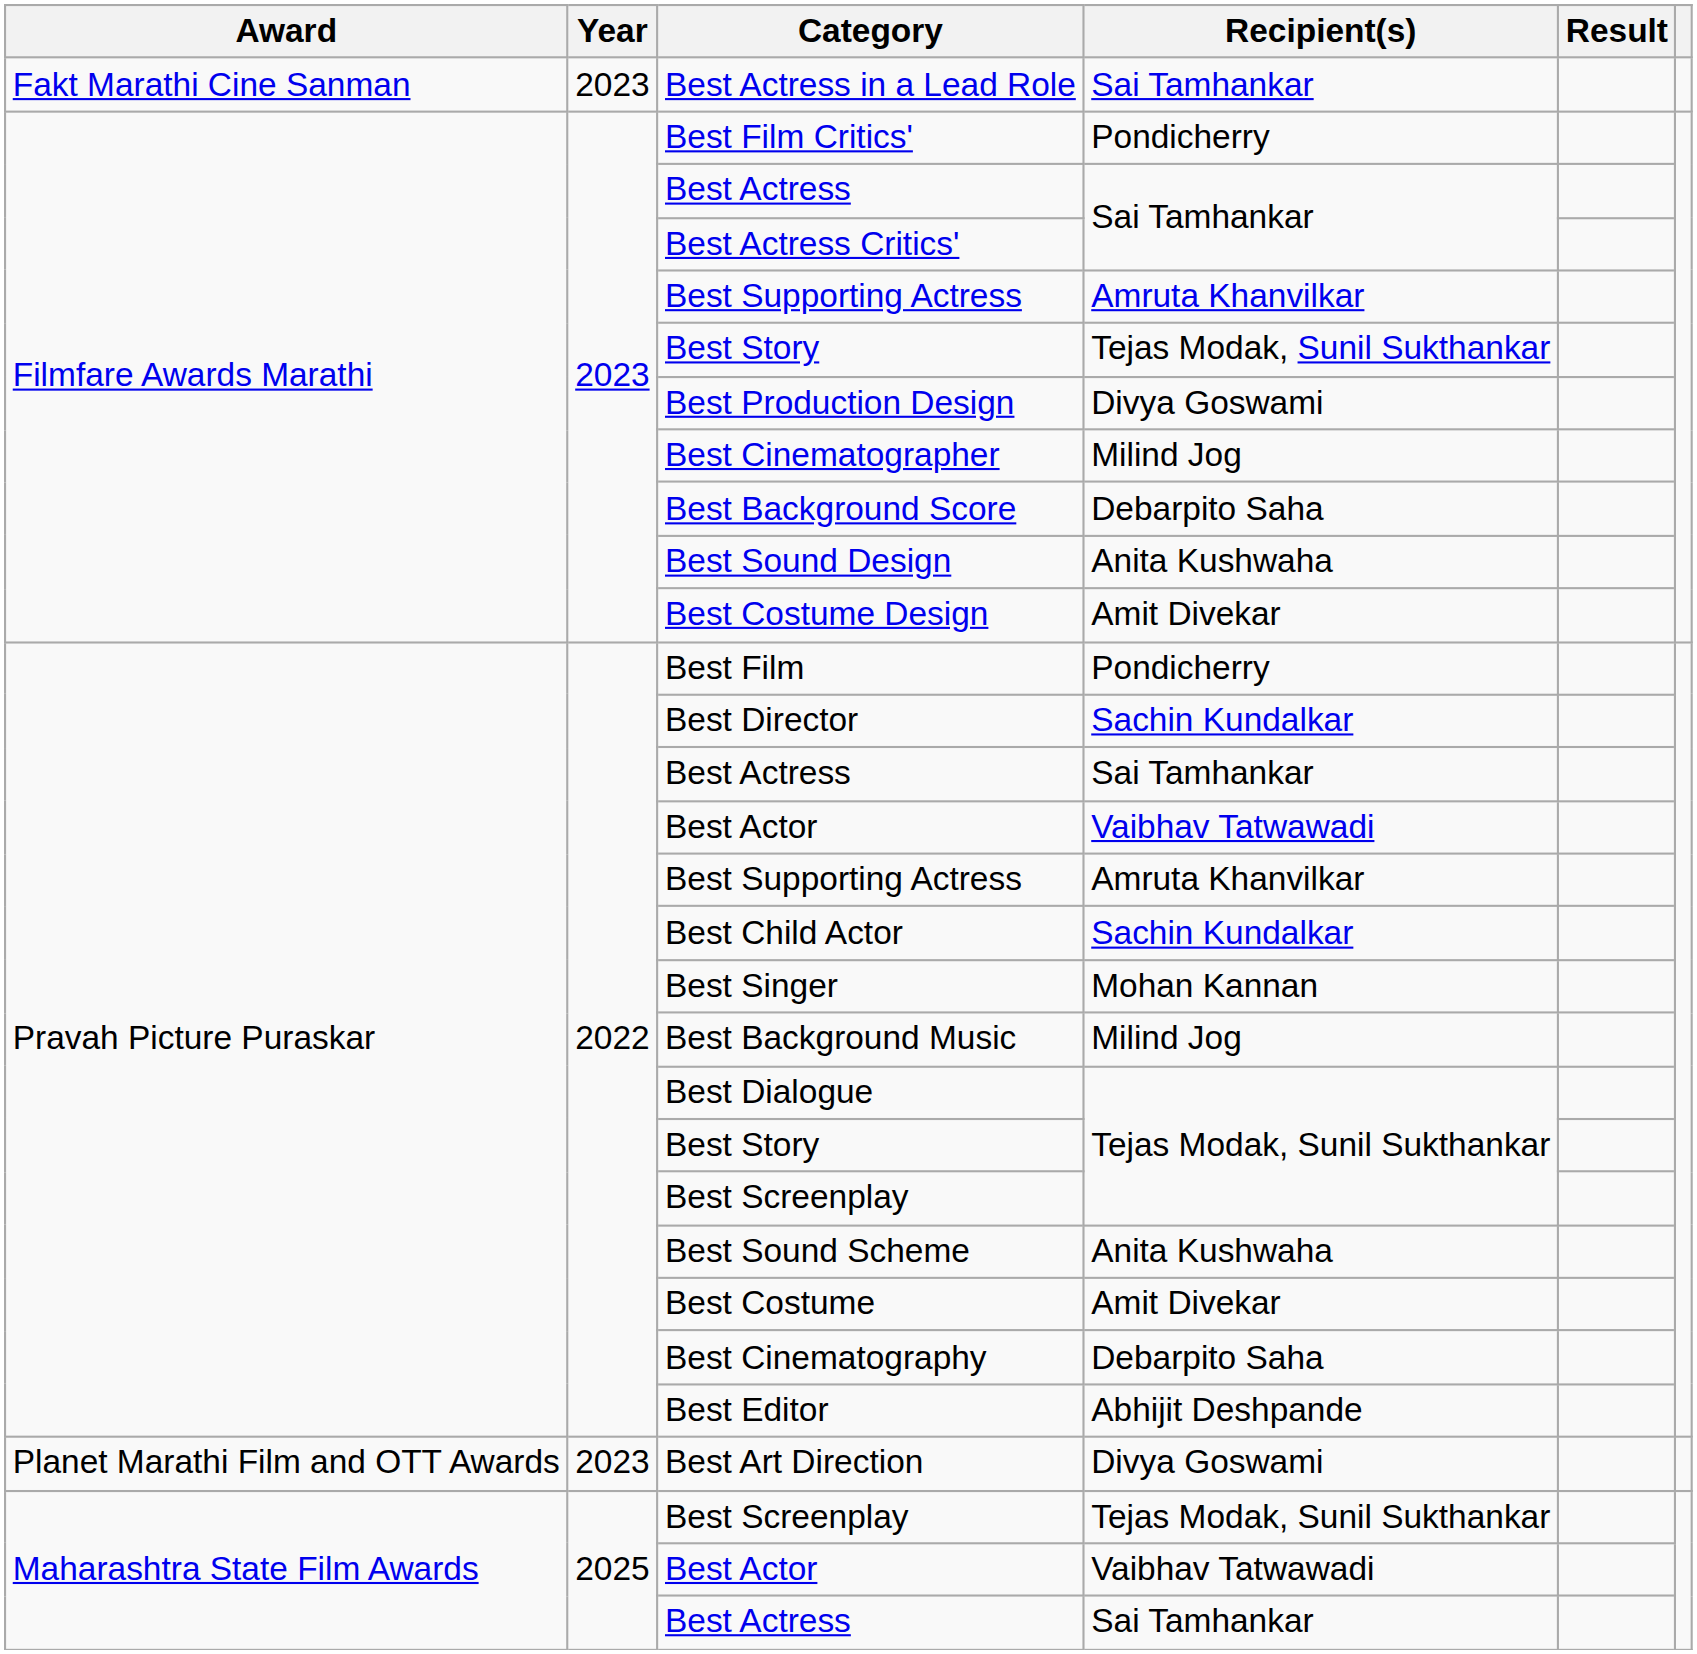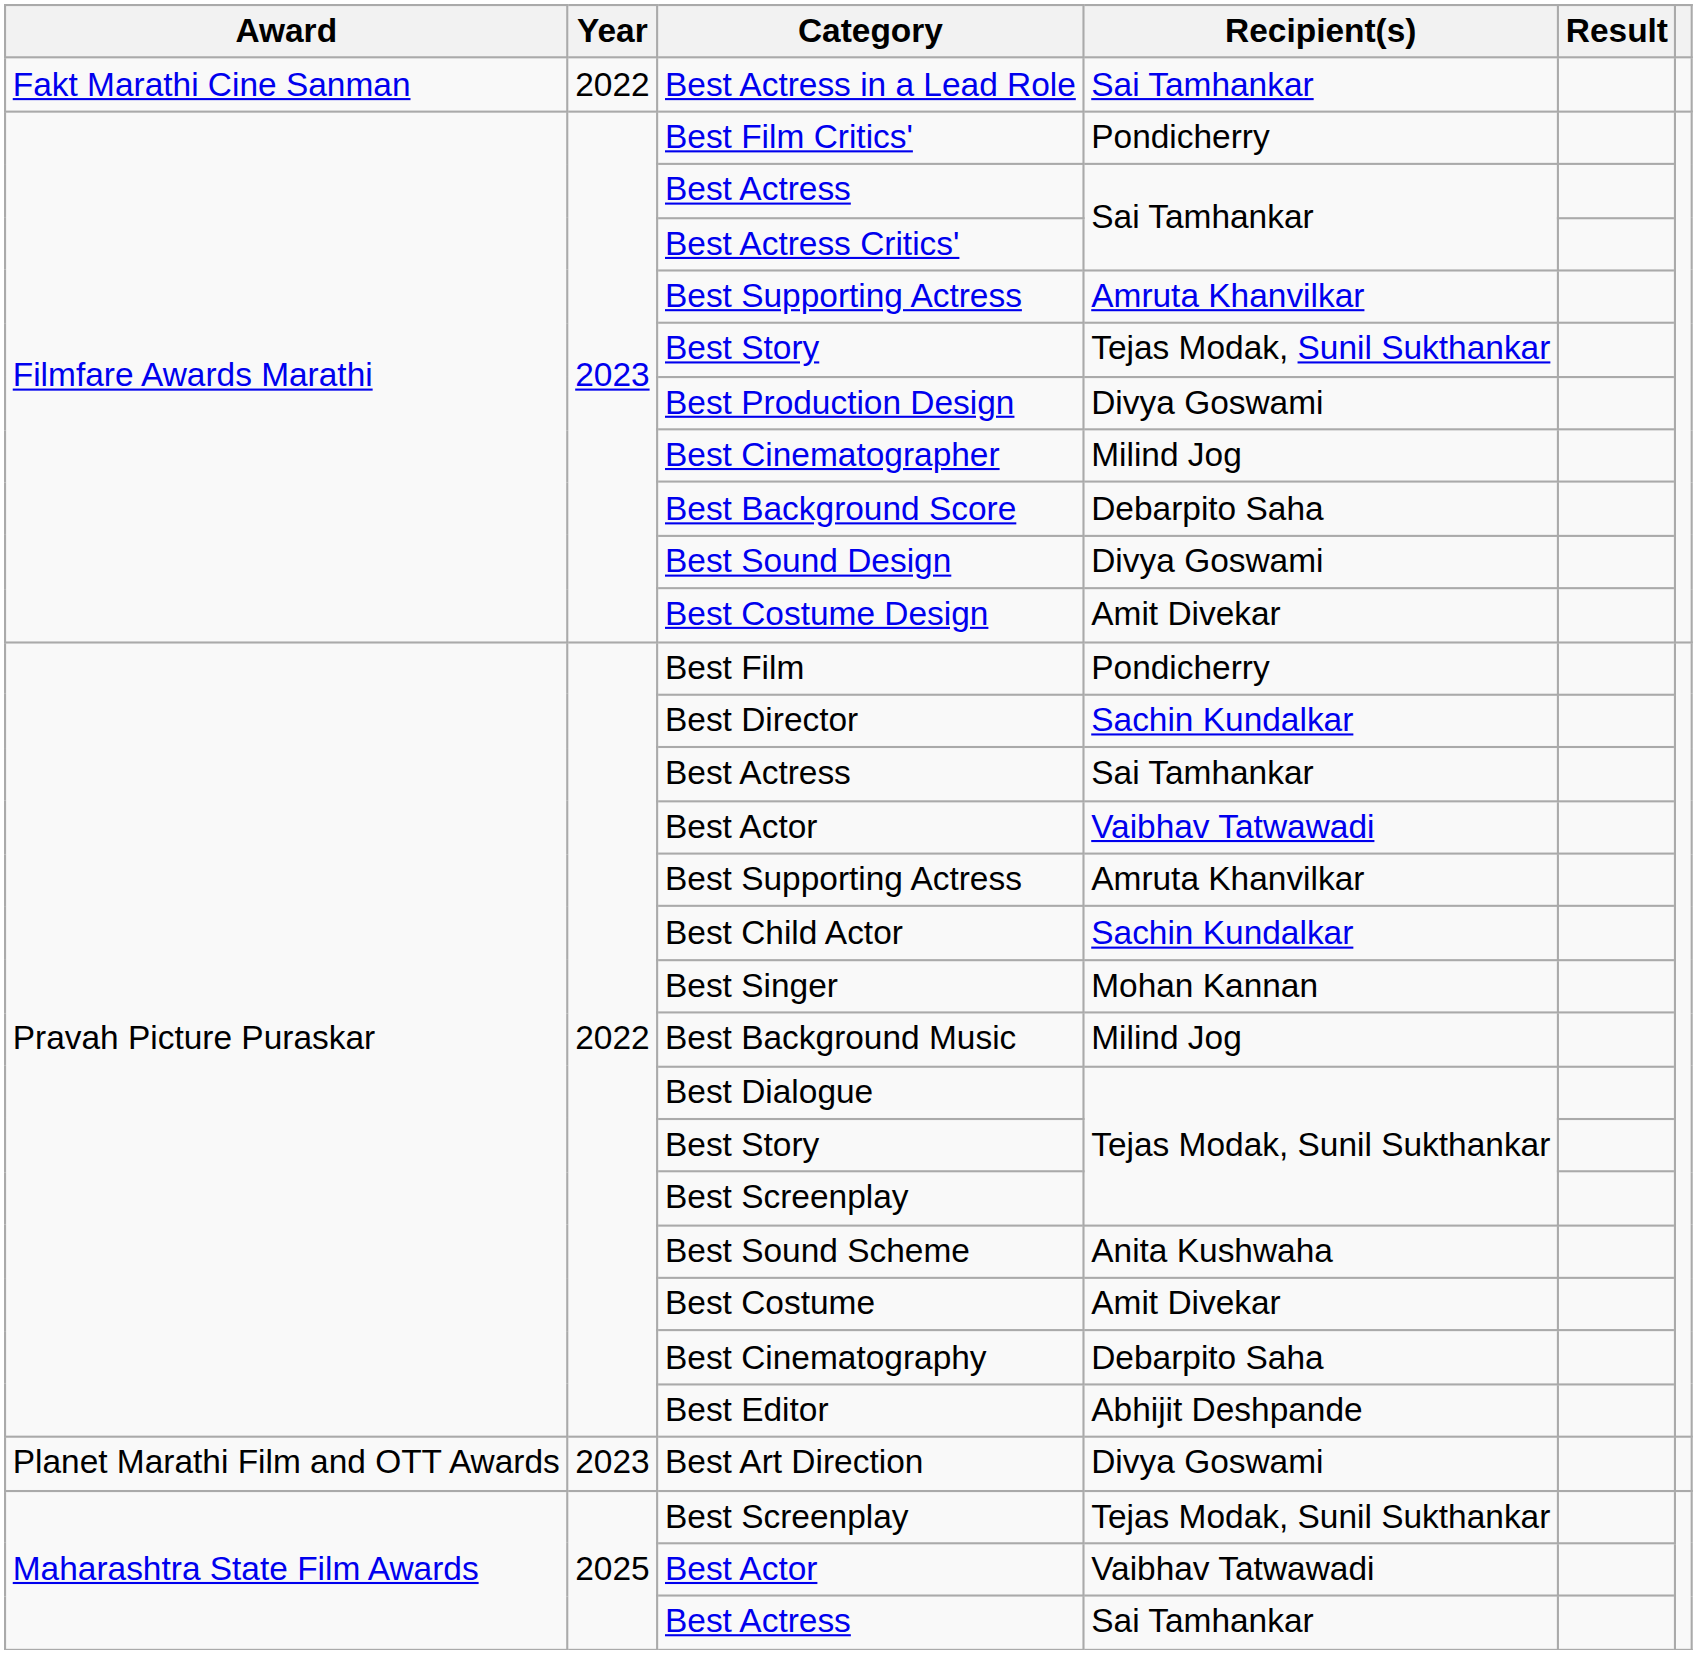(612, 84) 2023 -> (612, 84) 2022
(1212, 561) Anita Kushwaha -> (1207, 561) Divya Goswami
